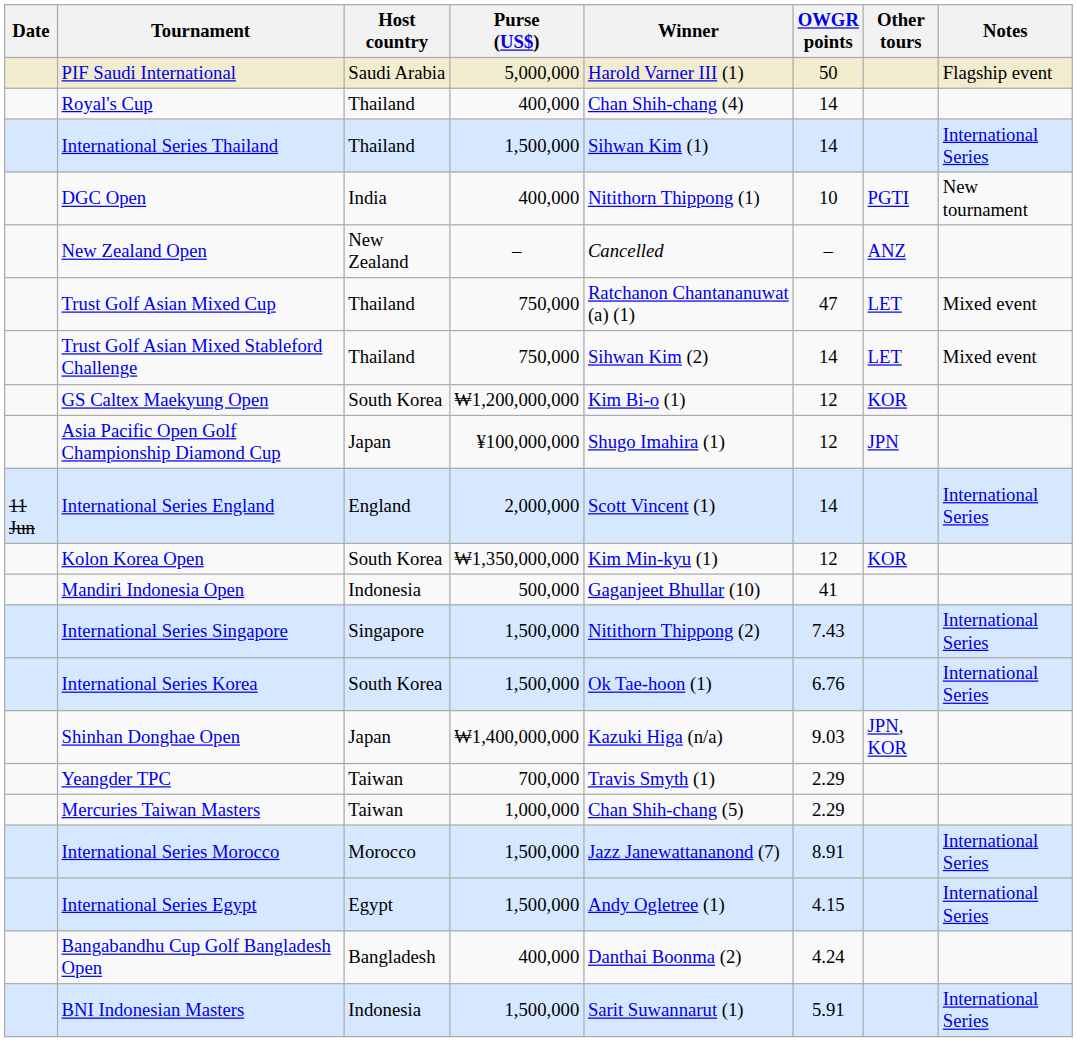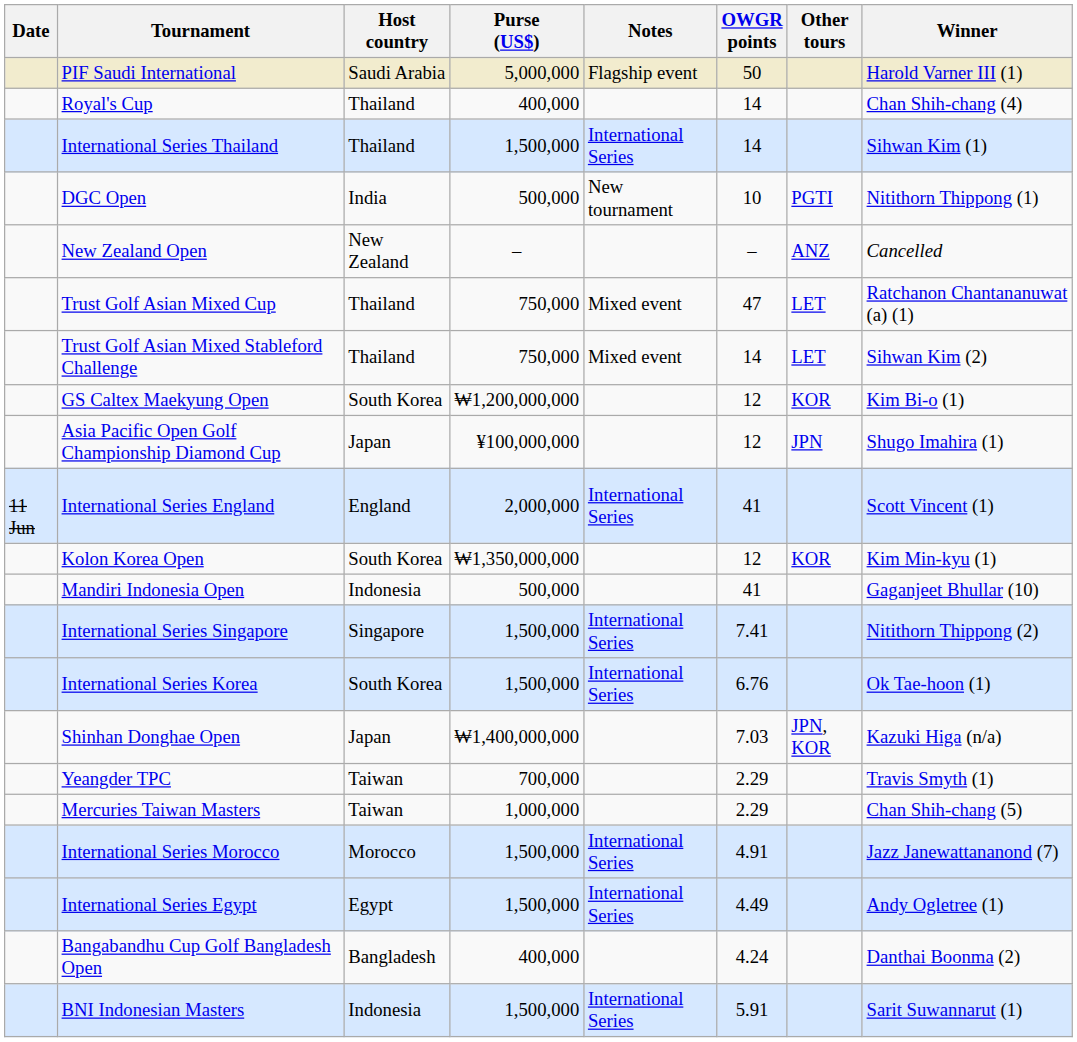columns swapped: (688, 31) <-> (1005, 31)
(549, 198) 400,000 -> (549, 198) 500,000
(828, 505) 14 -> (752, 505) 41
(828, 631) 7.43 -> (752, 631) 7.41
(828, 737) 9.03 -> (752, 737) 7.03
(828, 851) 8.91 -> (752, 851) 4.91
(828, 904) 4.15 -> (752, 904) 4.49
